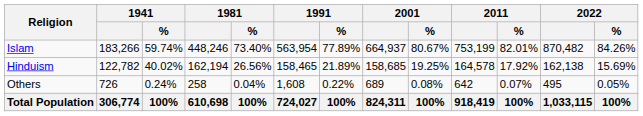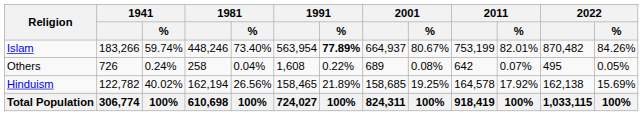(341, 48) normal -> (341, 48) bold
rows swapped: (30, 66) <-> (24, 84)
